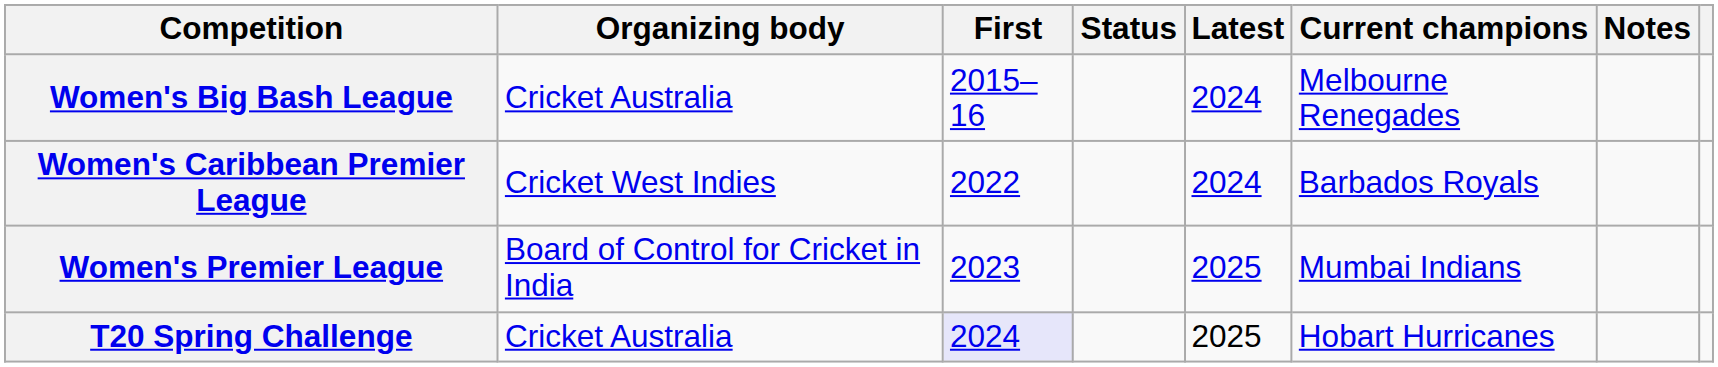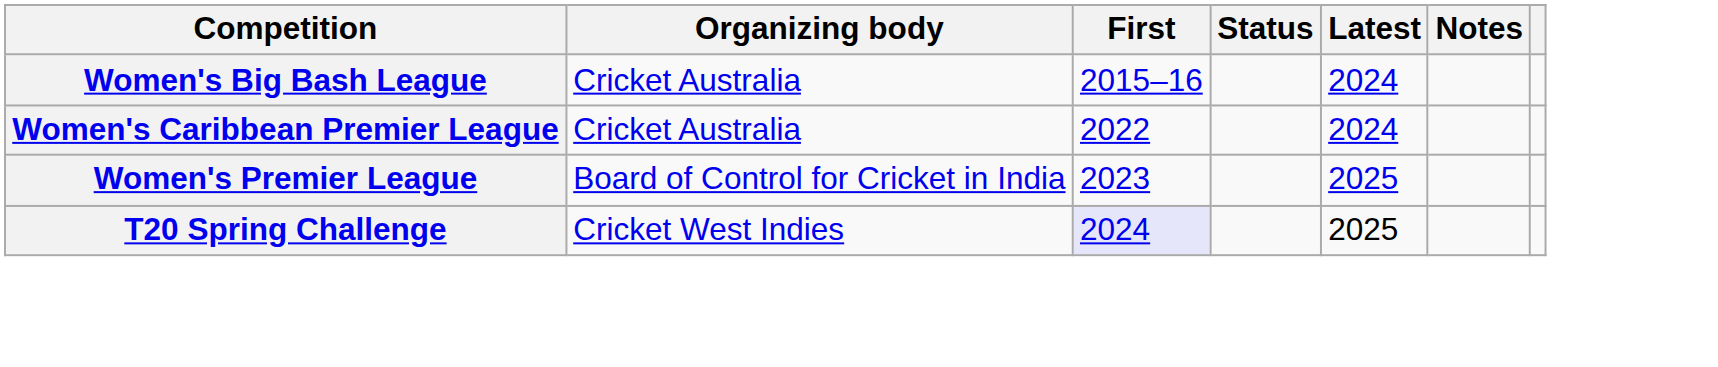- column: (1444, 29)
(640, 182) Cricket West Indies -> (687, 129) Cricket Australia
(619, 335) Cricket Australia -> (709, 229) Cricket West Indies
